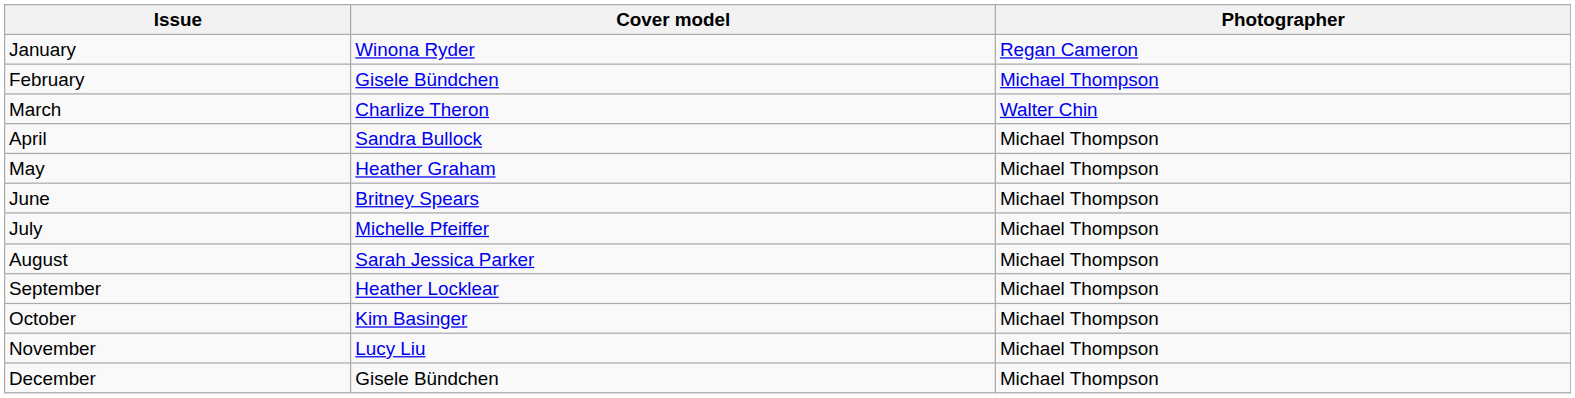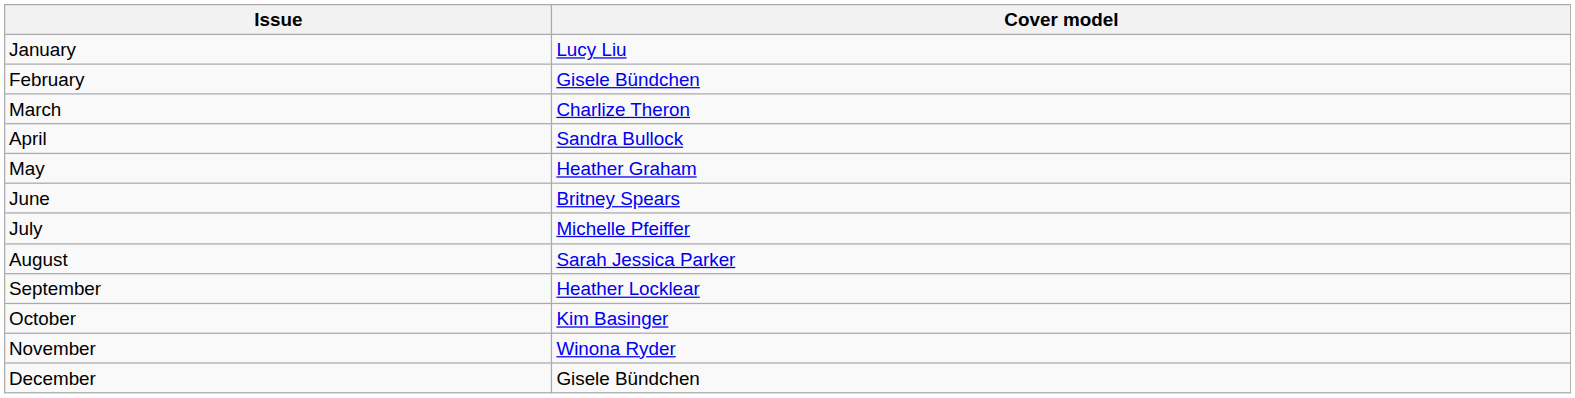- column: (1283, 20)
(415, 50) Winona Ryder -> (591, 50) Lucy Liu
(390, 348) Lucy Liu -> (616, 348) Winona Ryder
